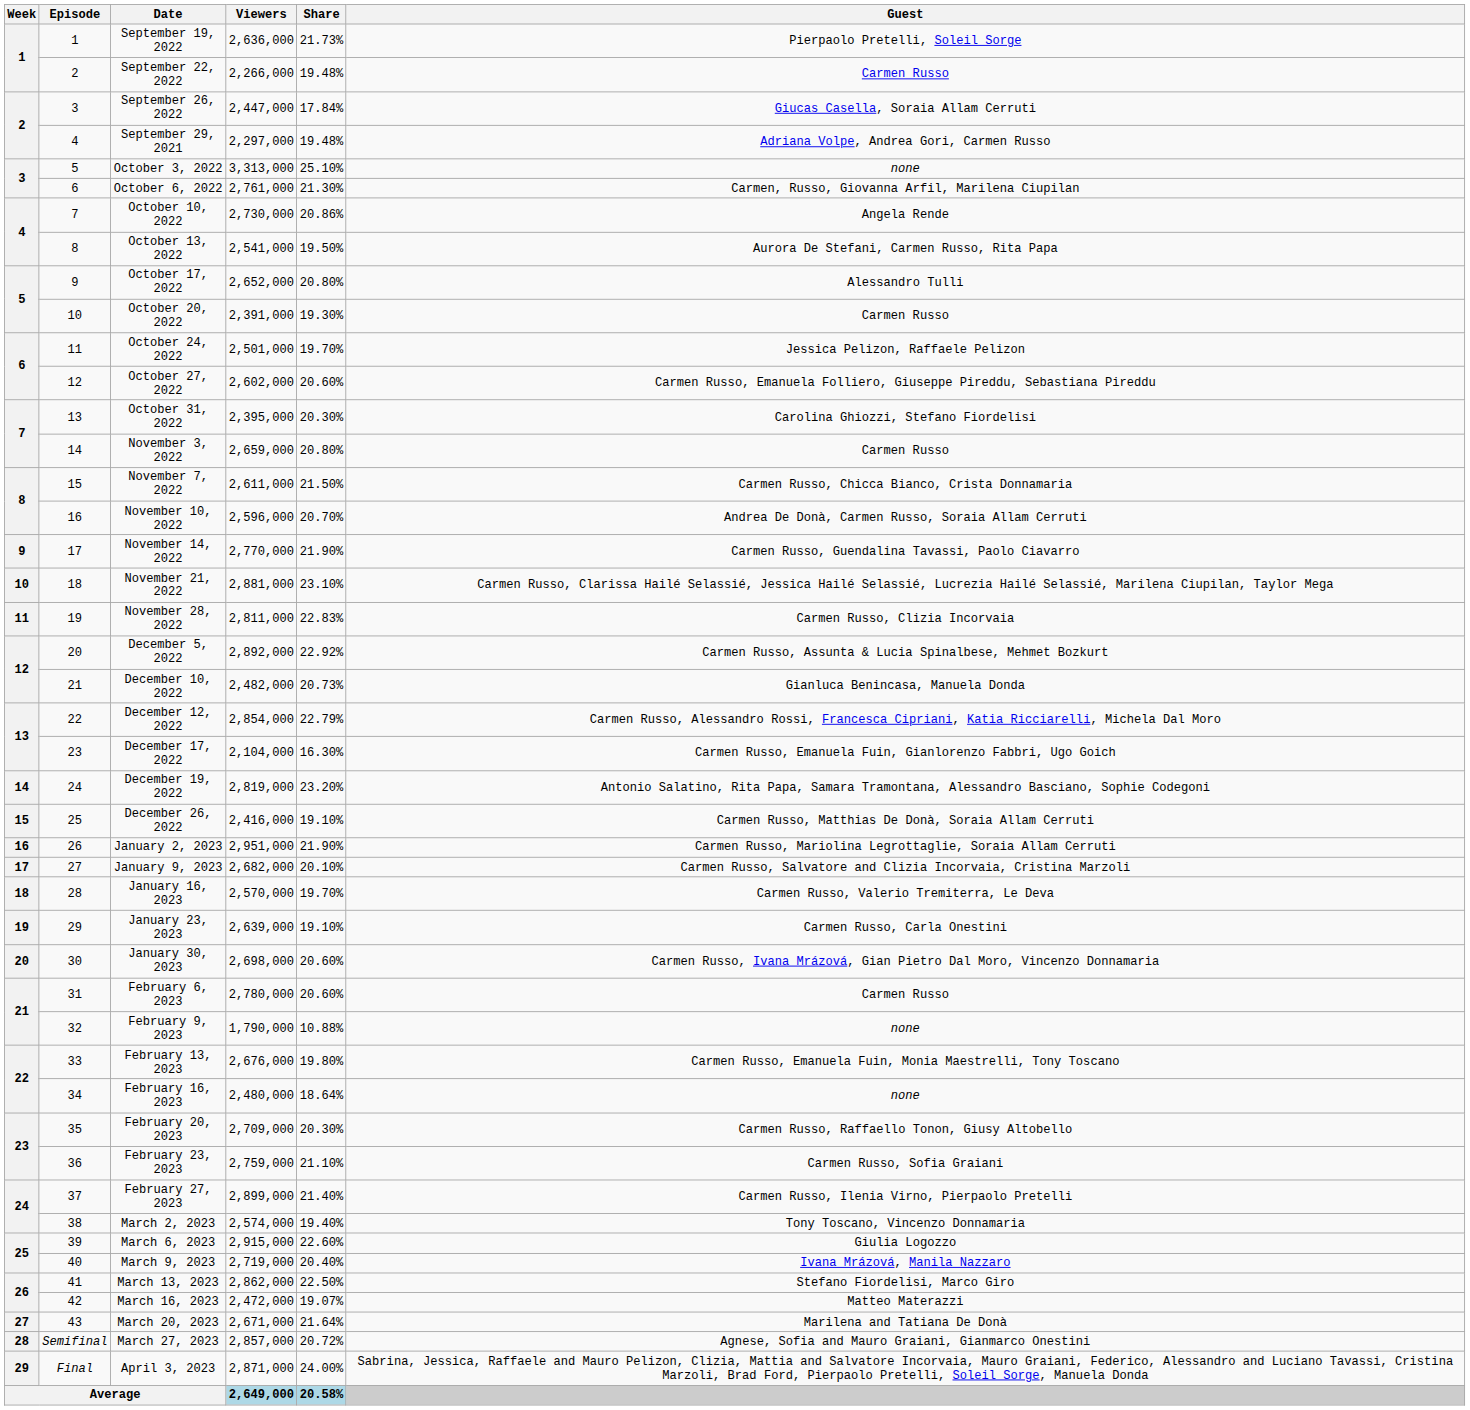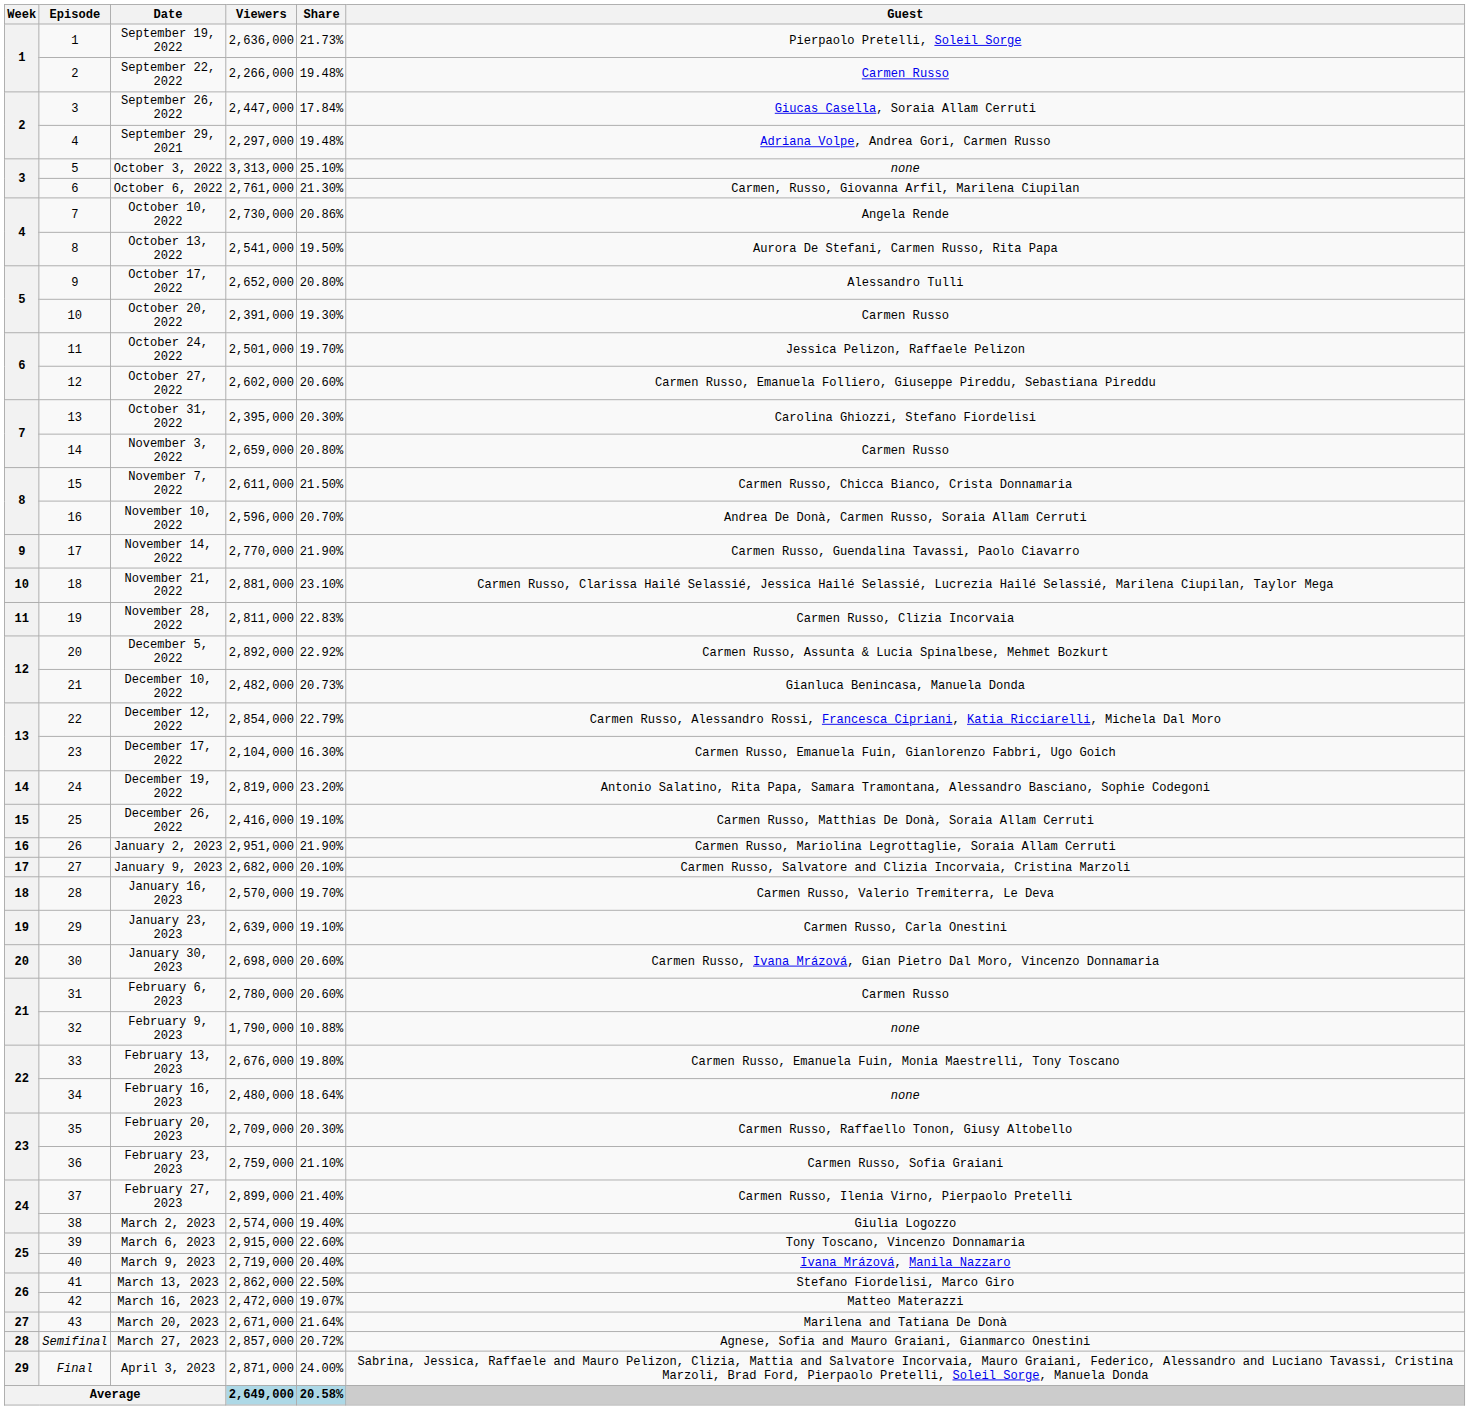(905, 1223) Tony Toscano, Vincenzo Donnamaria -> (905, 1223) Giulia Logozzo
(905, 1243) Giulia Logozzo -> (905, 1243) Tony Toscano, Vincenzo Donnamaria
